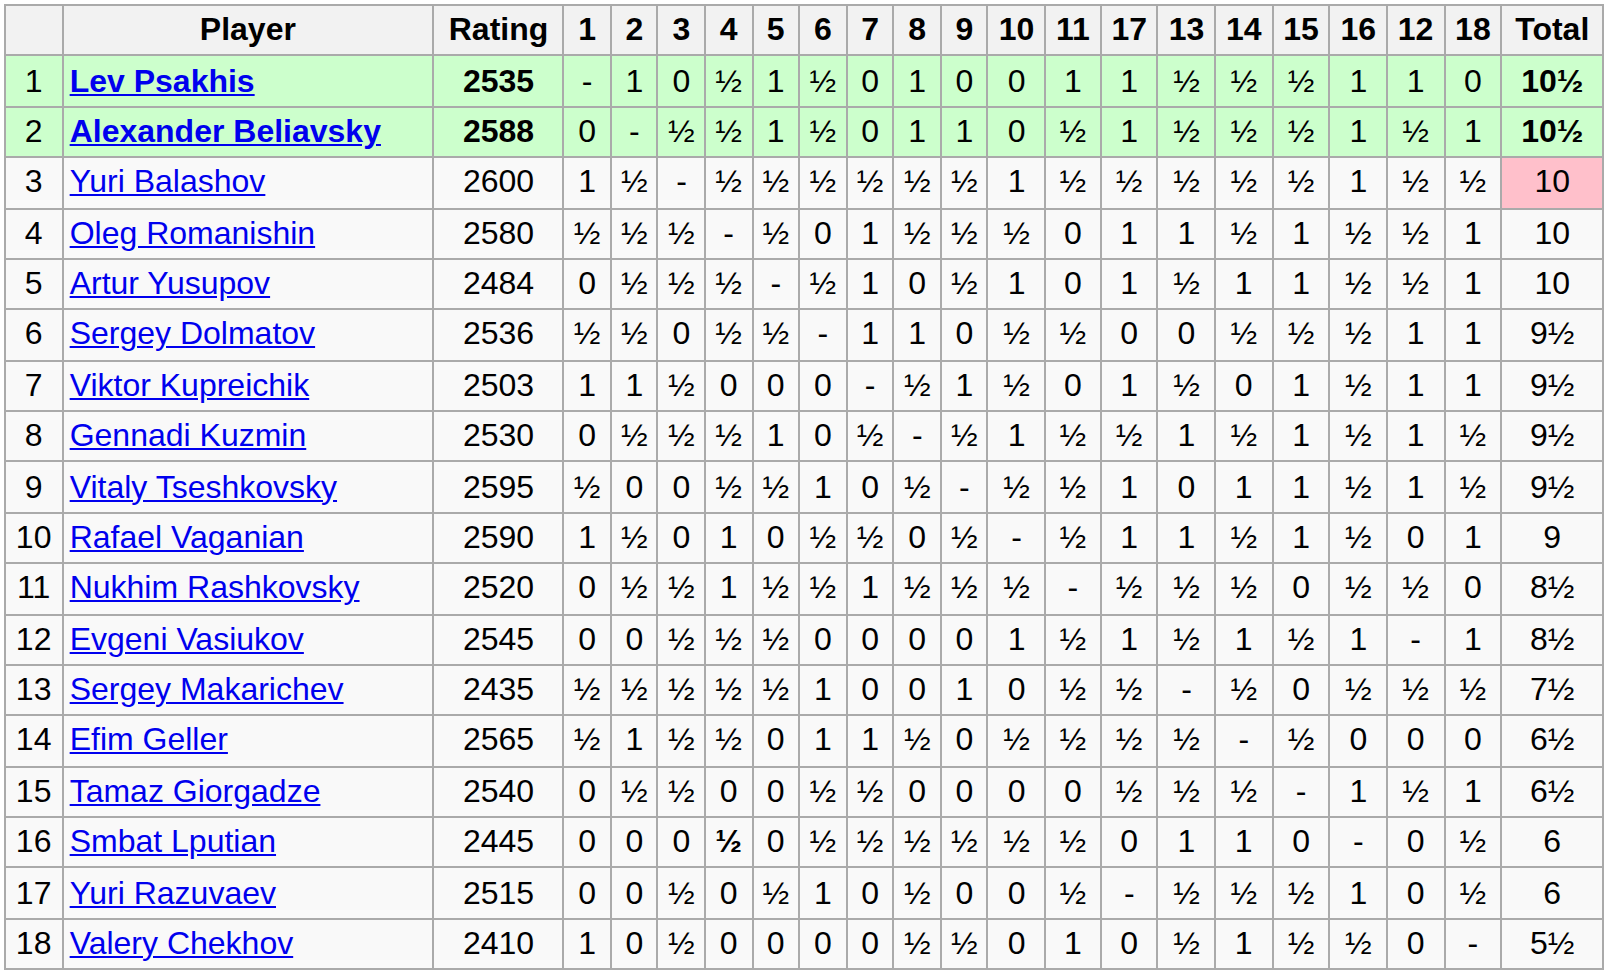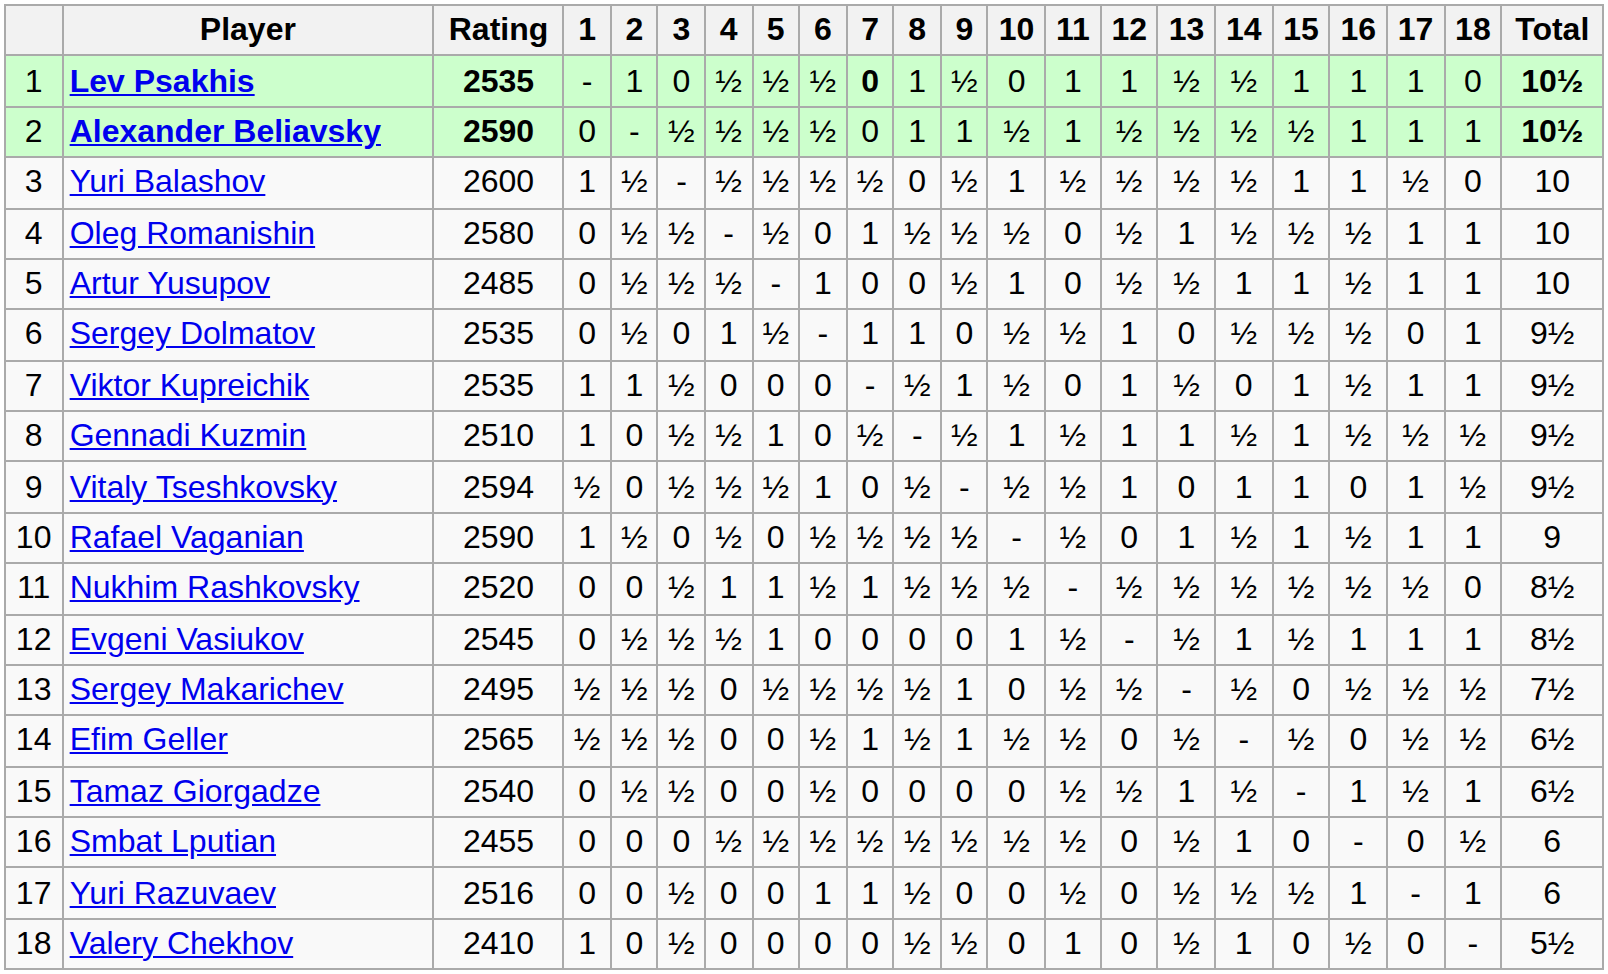columns swapped: (1416, 29) <-> (1129, 29)
(776, 80) 1 -> (776, 80) ½
(870, 80) normal -> (870, 80) bold
(964, 80) 0 -> (964, 80) ½
(1301, 80) ½ -> (1301, 80) 1
(498, 131) 2588 -> (498, 131) 2590
(776, 131) 1 -> (776, 131) ½
(1017, 131) 0 -> (1017, 131) ½
(1073, 131) ½ -> (1073, 131) 1
(917, 182) ½ -> (917, 182) 0
(1301, 182) ½ -> (1301, 182) 1
(1473, 182) ½ -> (1473, 182) 0
(1552, 182) pink background -> (1552, 182) no background
(587, 232) ½ -> (587, 232) 0
(1301, 232) 1 -> (1301, 232) ½
(498, 283) 2484 -> (498, 283) 2485
(823, 283) ½ -> (823, 283) 1
(870, 283) 1 -> (870, 283) 0
(498, 334) 2536 -> (498, 334) 2535
(587, 334) ½ -> (587, 334) 0
(729, 334) ½ -> (729, 334) 1
(498, 385) 2503 -> (498, 385) 2535
(498, 435) 2530 -> (498, 435) 2510
(587, 435) 0 -> (587, 435) 1
(634, 435) ½ -> (634, 435) 0
(498, 486) 2595 -> (498, 486) 2594
(681, 486) 0 -> (681, 486) ½
(1358, 486) ½ -> (1358, 486) 0
(729, 537) 1 -> (729, 537) ½
(917, 537) 0 -> (917, 537) ½
(634, 588) ½ -> (634, 588) 0
(776, 588) ½ -> (776, 588) 1
(1301, 588) 0 -> (1301, 588) ½
(634, 638) 0 -> (634, 638) ½
(776, 638) ½ -> (776, 638) 1
(498, 689) 2435 -> (498, 689) 2495
(729, 689) ½ -> (729, 689) 0
(823, 689) 1 -> (823, 689) ½
(870, 689) 0 -> (870, 689) ½
(917, 689) 0 -> (917, 689) ½
(634, 740) 1 -> (634, 740) ½
(729, 740) ½ -> (729, 740) 0
(823, 740) 1 -> (823, 740) ½
(964, 740) 0 -> (964, 740) 1
(1473, 740) 0 -> (1473, 740) ½
(870, 791) ½ -> (870, 791) 0
(1073, 791) 0 -> (1073, 791) ½
(1186, 791) ½ -> (1186, 791) 1
(498, 841) 2445 -> (498, 841) 2455
(729, 841) bold -> (729, 841) normal
(776, 841) 0 -> (776, 841) ½
(1186, 841) 1 -> (1186, 841) ½
(498, 892) 2515 -> (498, 892) 2516
(776, 892) ½ -> (776, 892) 0
(870, 892) 0 -> (870, 892) 1
(1473, 892) ½ -> (1473, 892) 1
(1301, 943) ½ -> (1301, 943) 0
